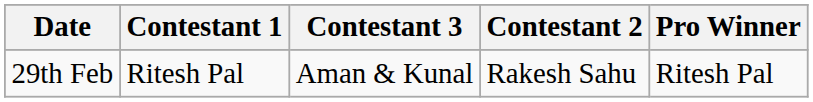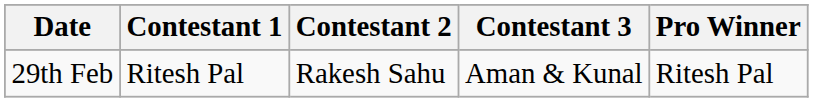columns swapped: (565, 27) <-> (384, 27)
